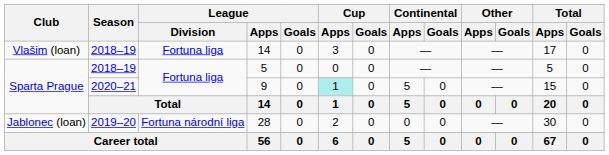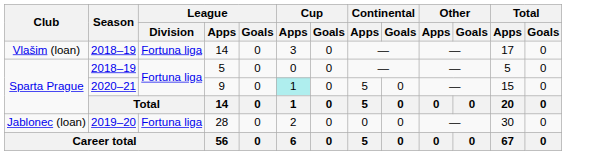(193, 123) Fortuna národní liga -> (172, 123) Fortuna liga
